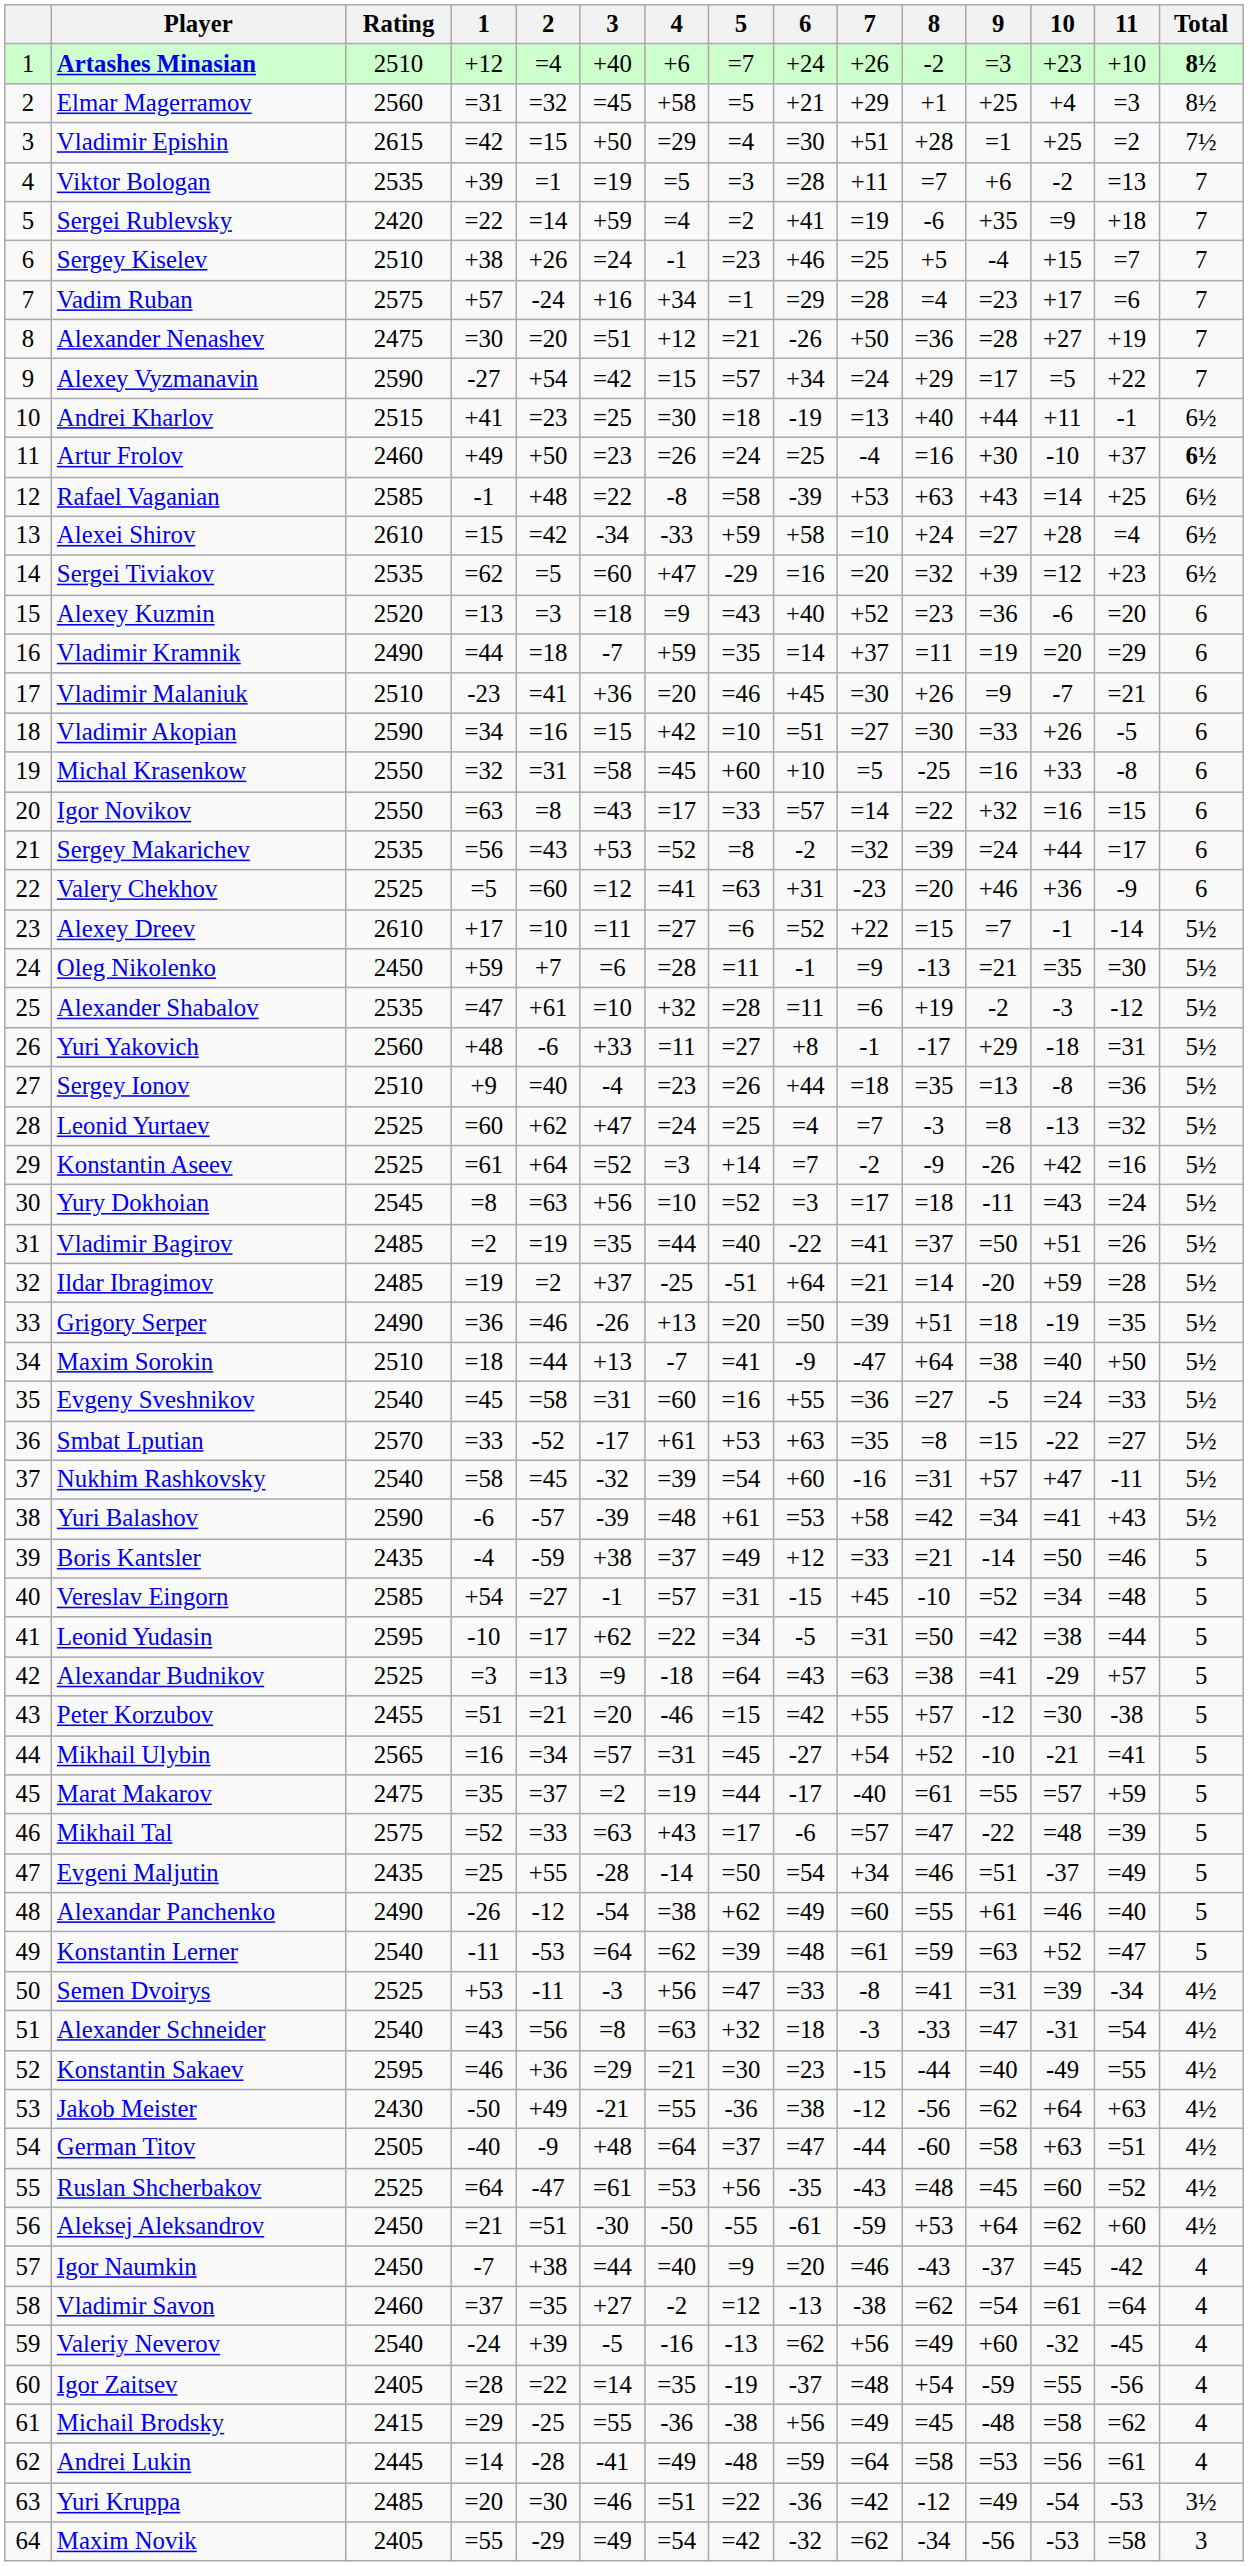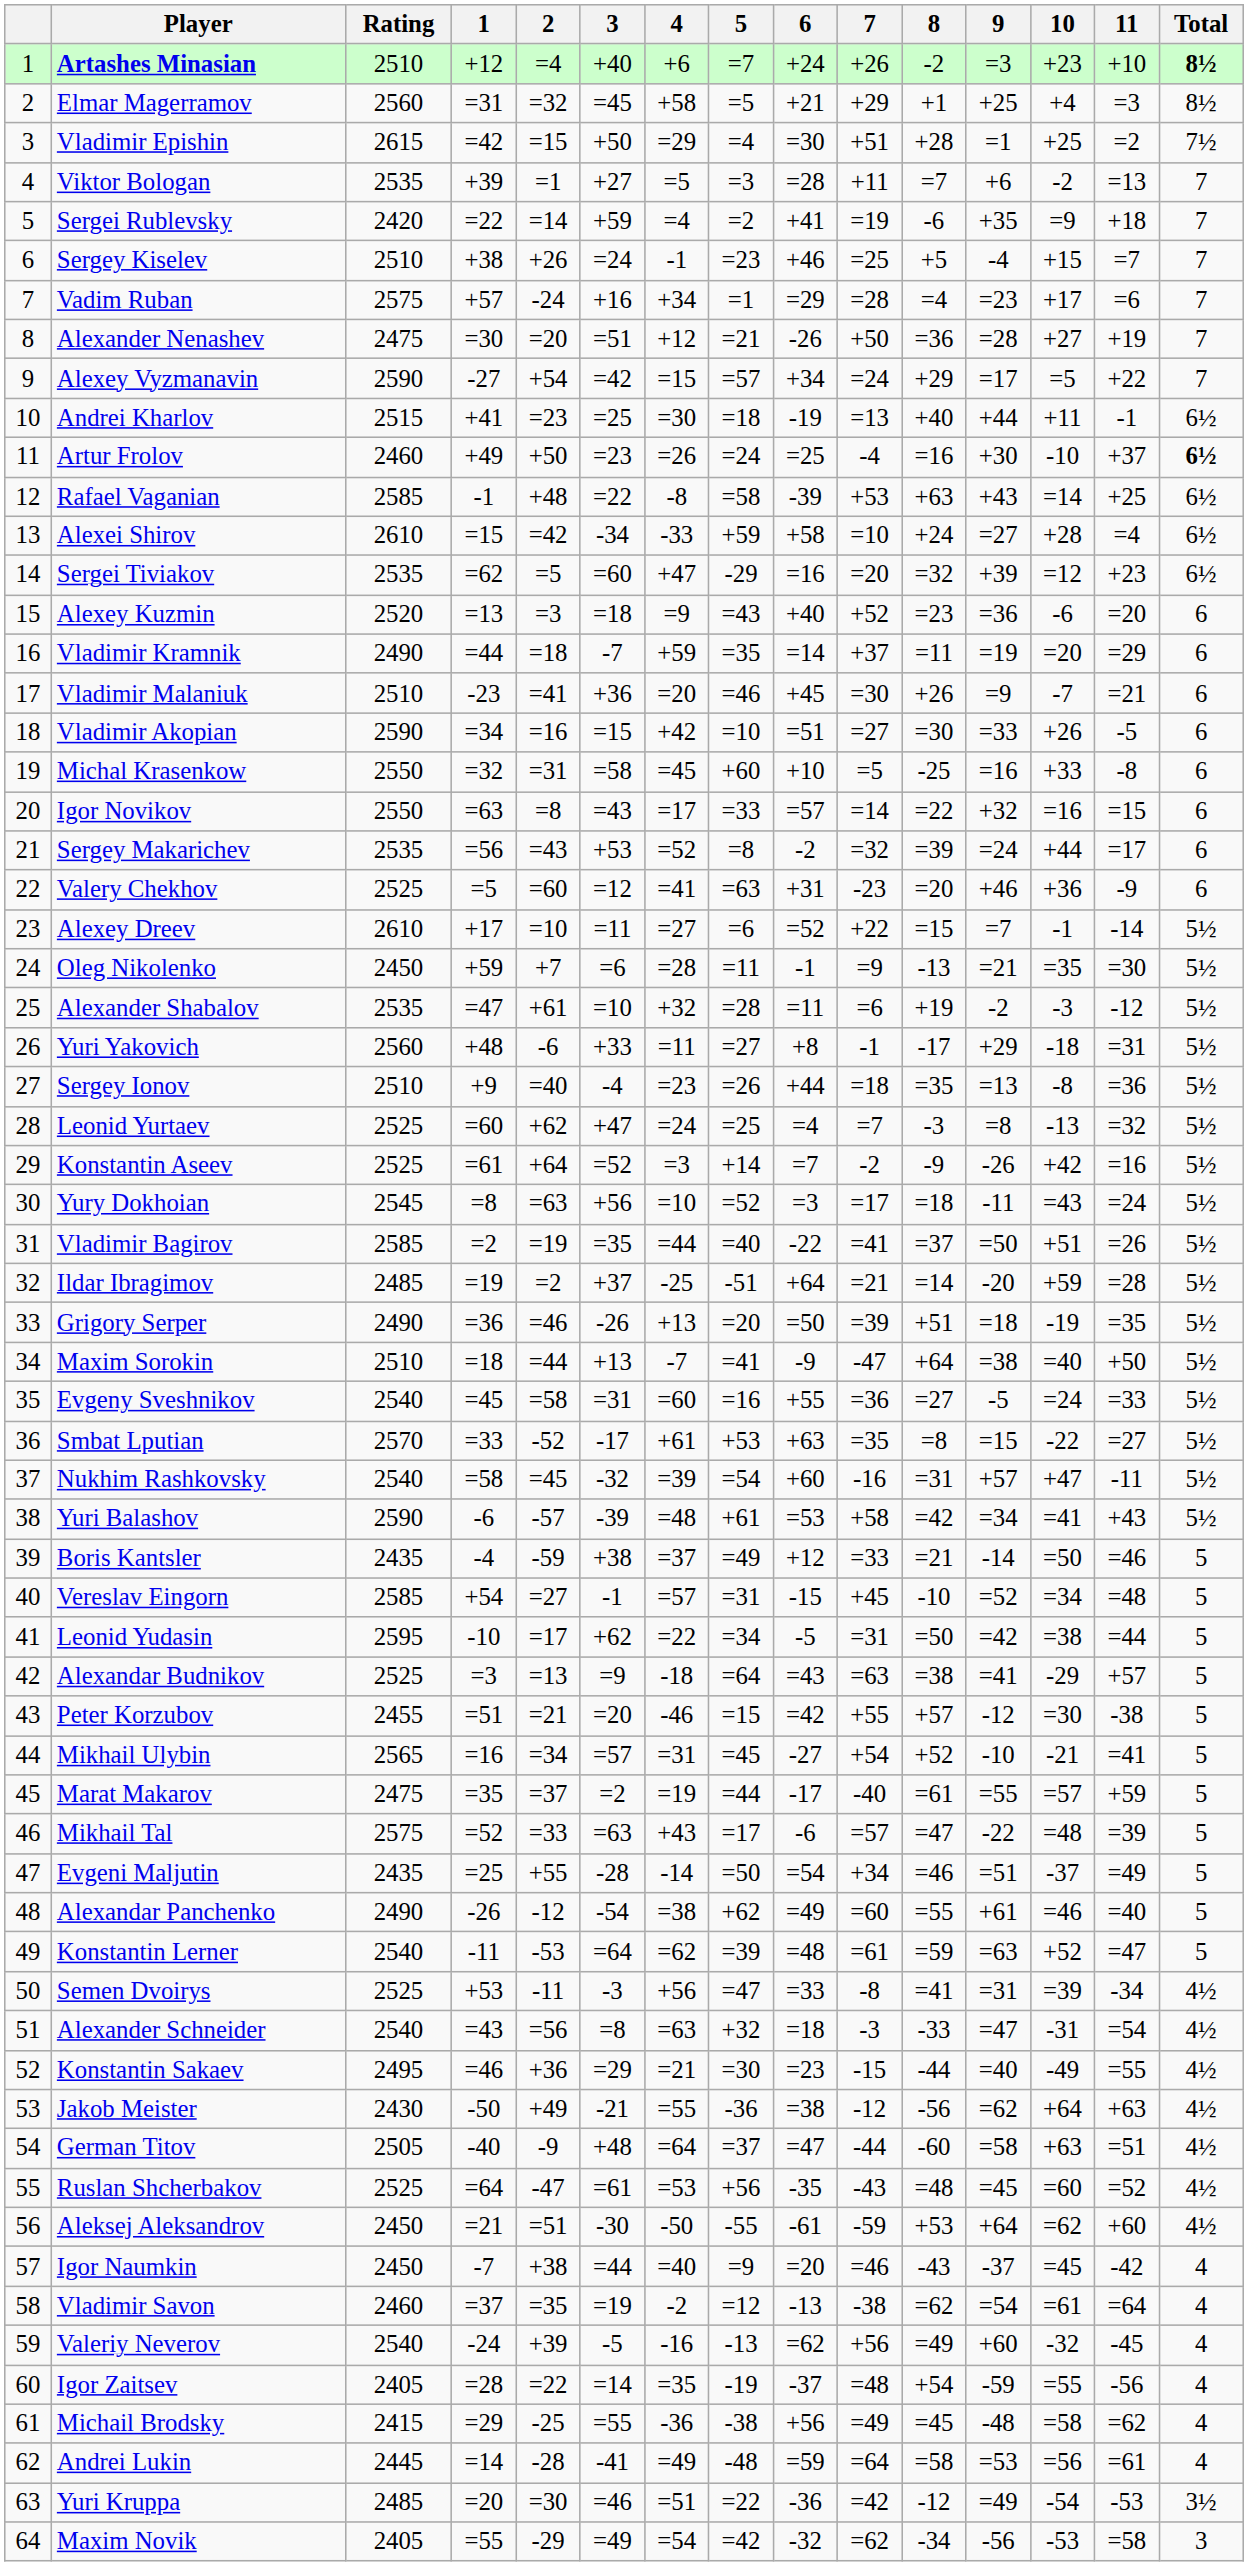(612, 181) =19 -> (612, 181) +27
(398, 1243) 2485 -> (398, 1243) 2585
(398, 2069) 2595 -> (398, 2069) 2495
(612, 2305) +27 -> (612, 2305) =19
